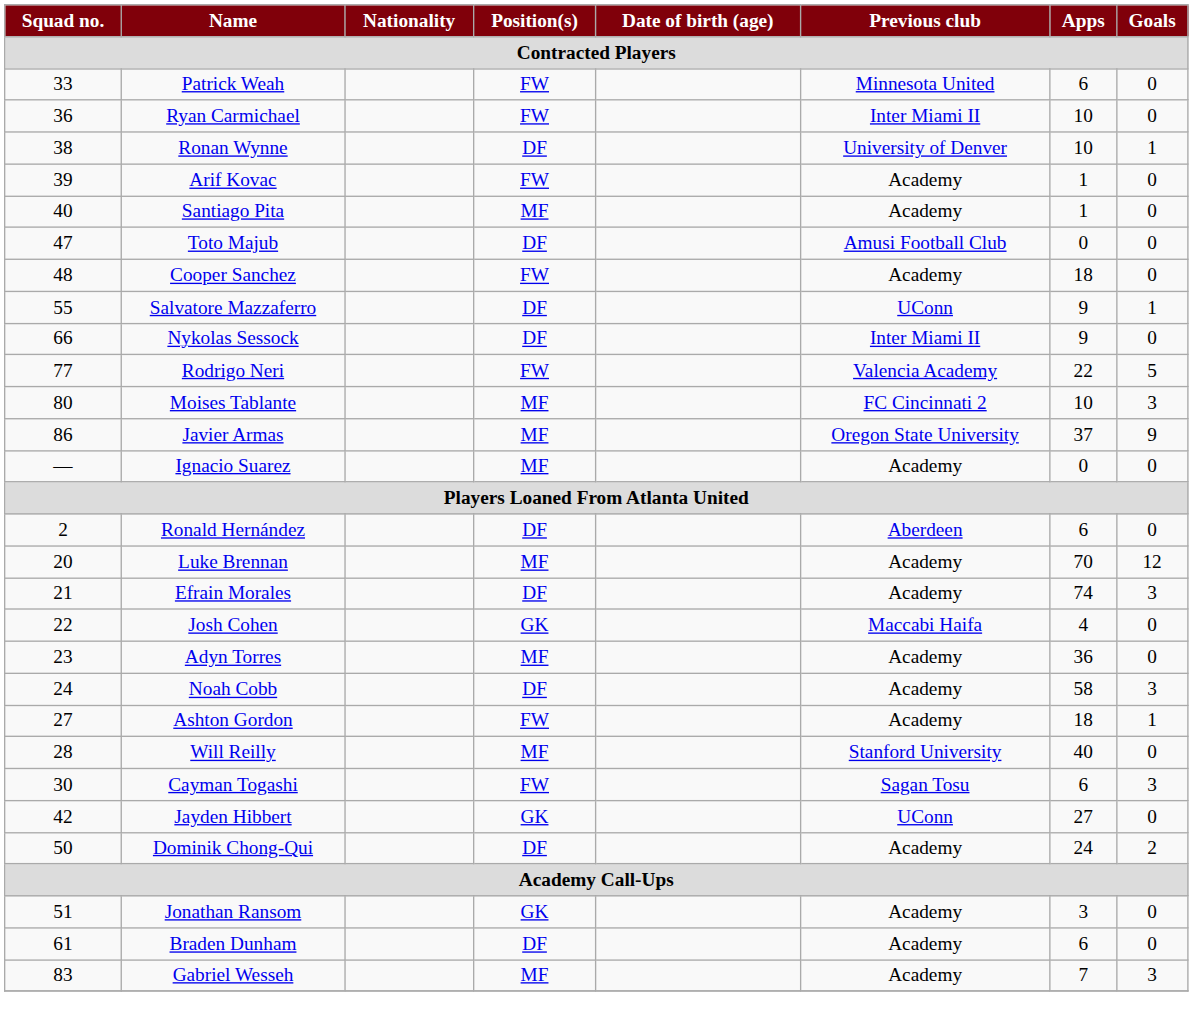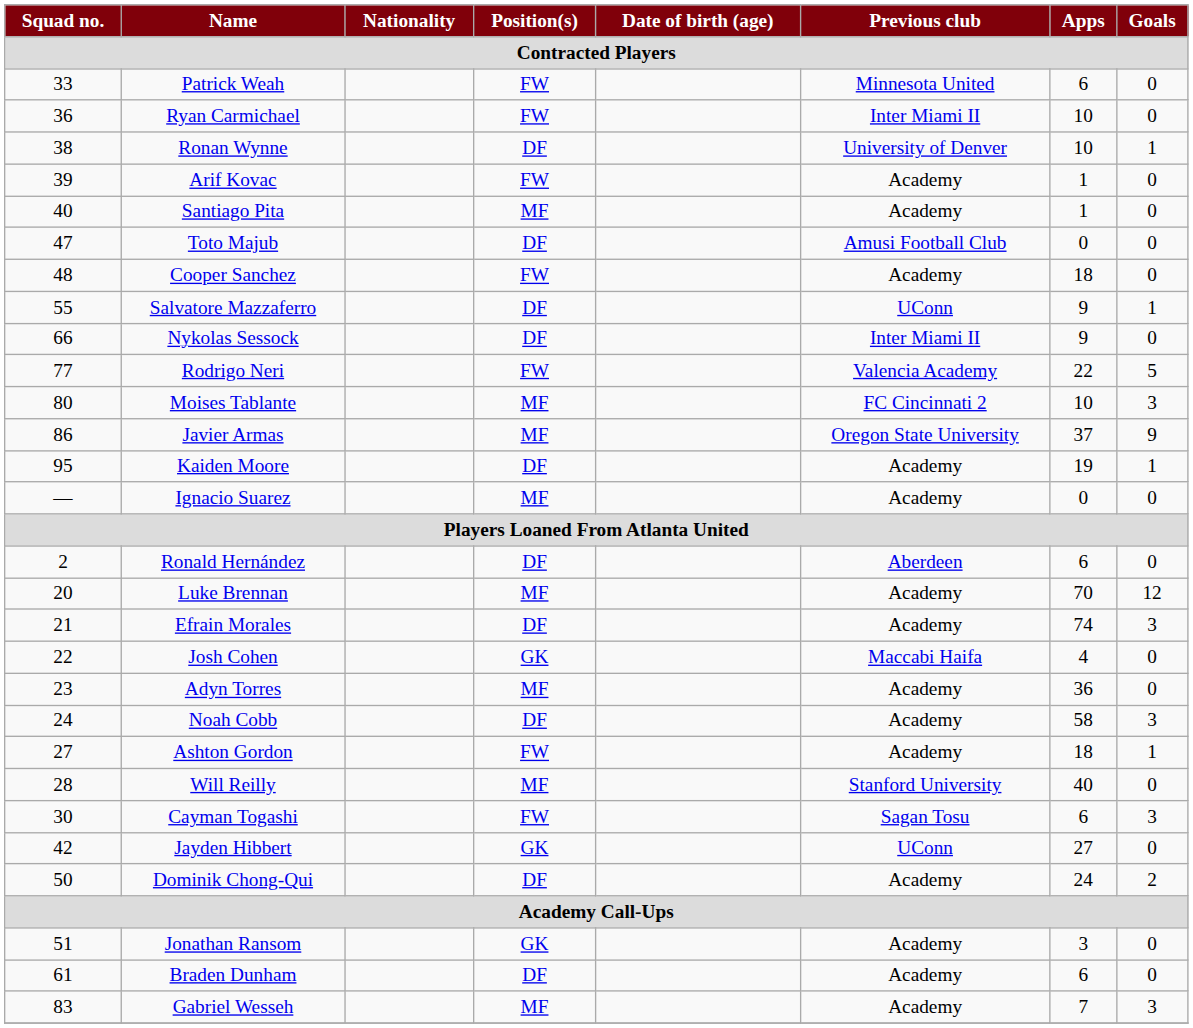+ row: (233, 466)
